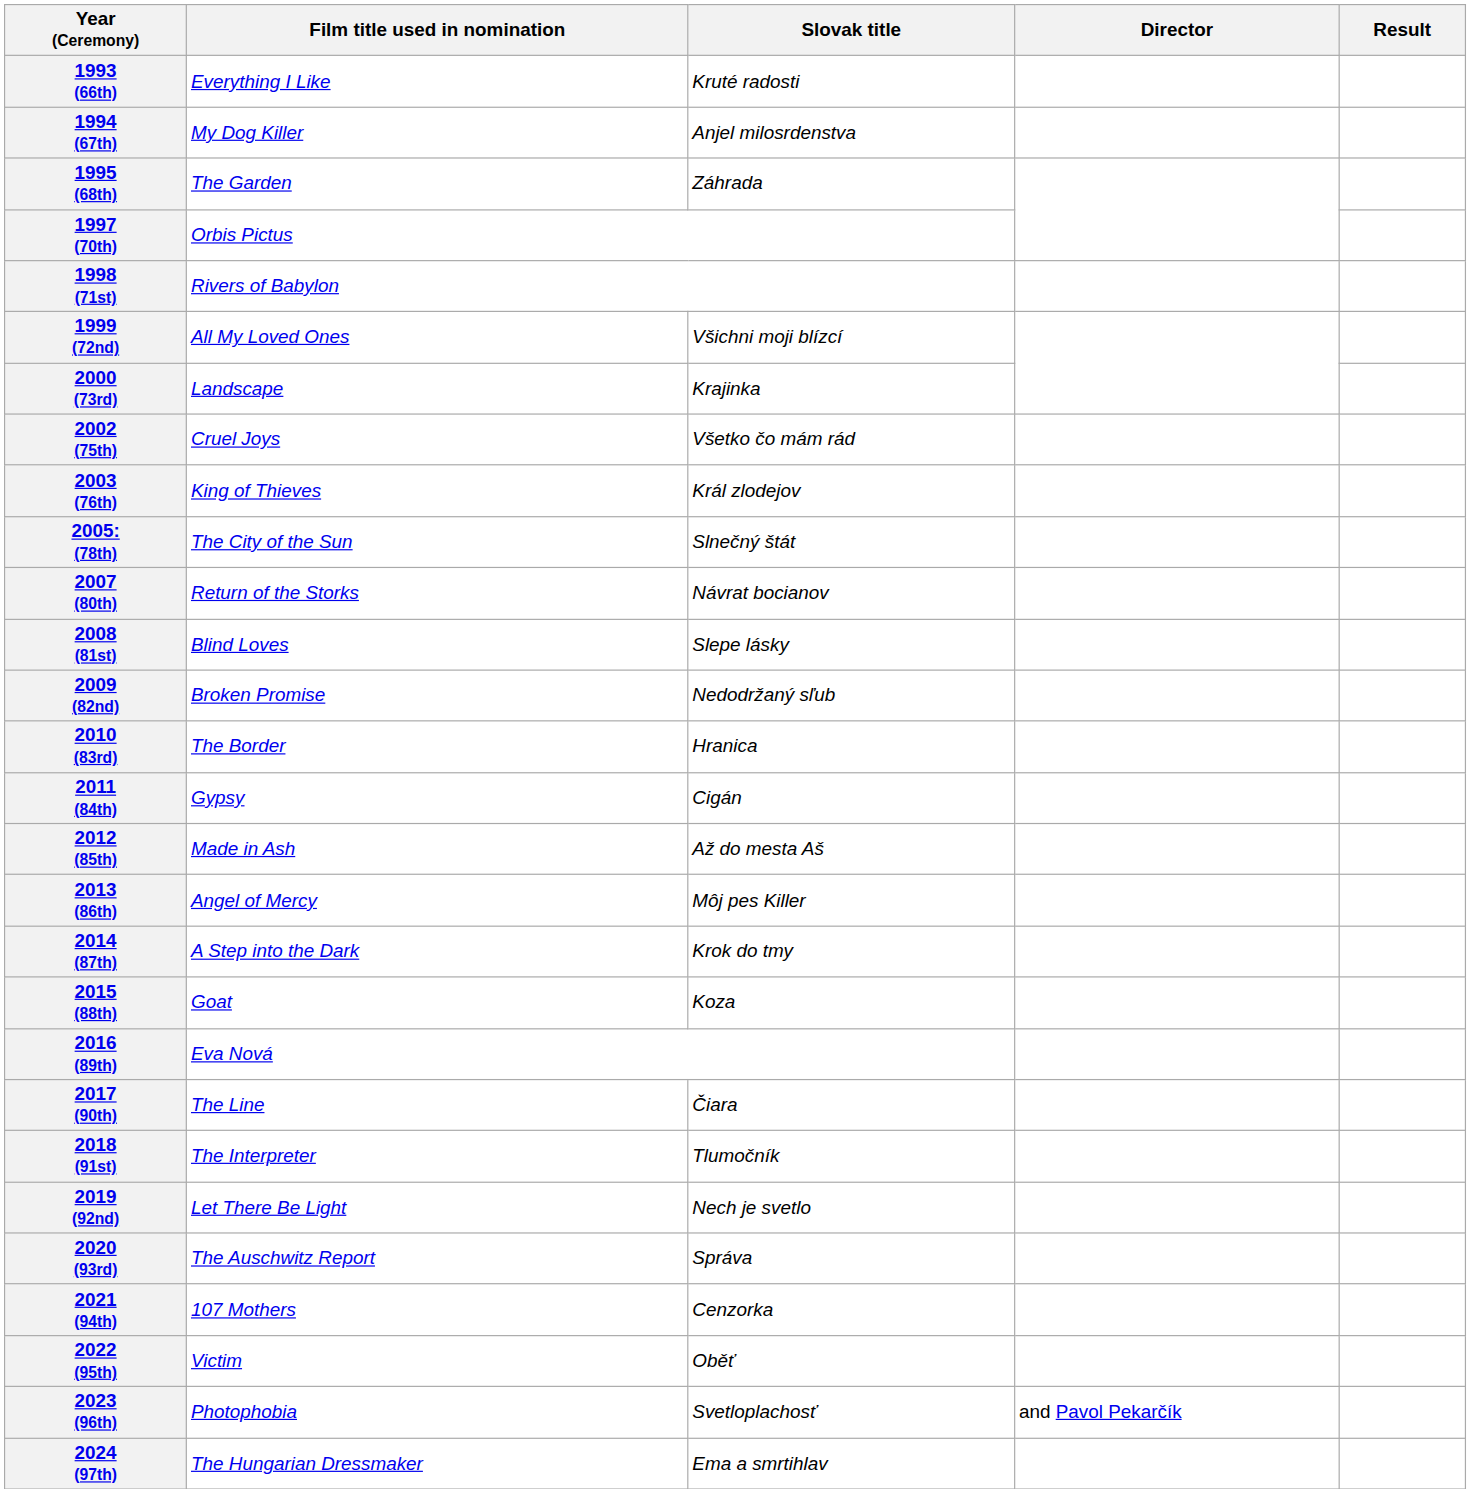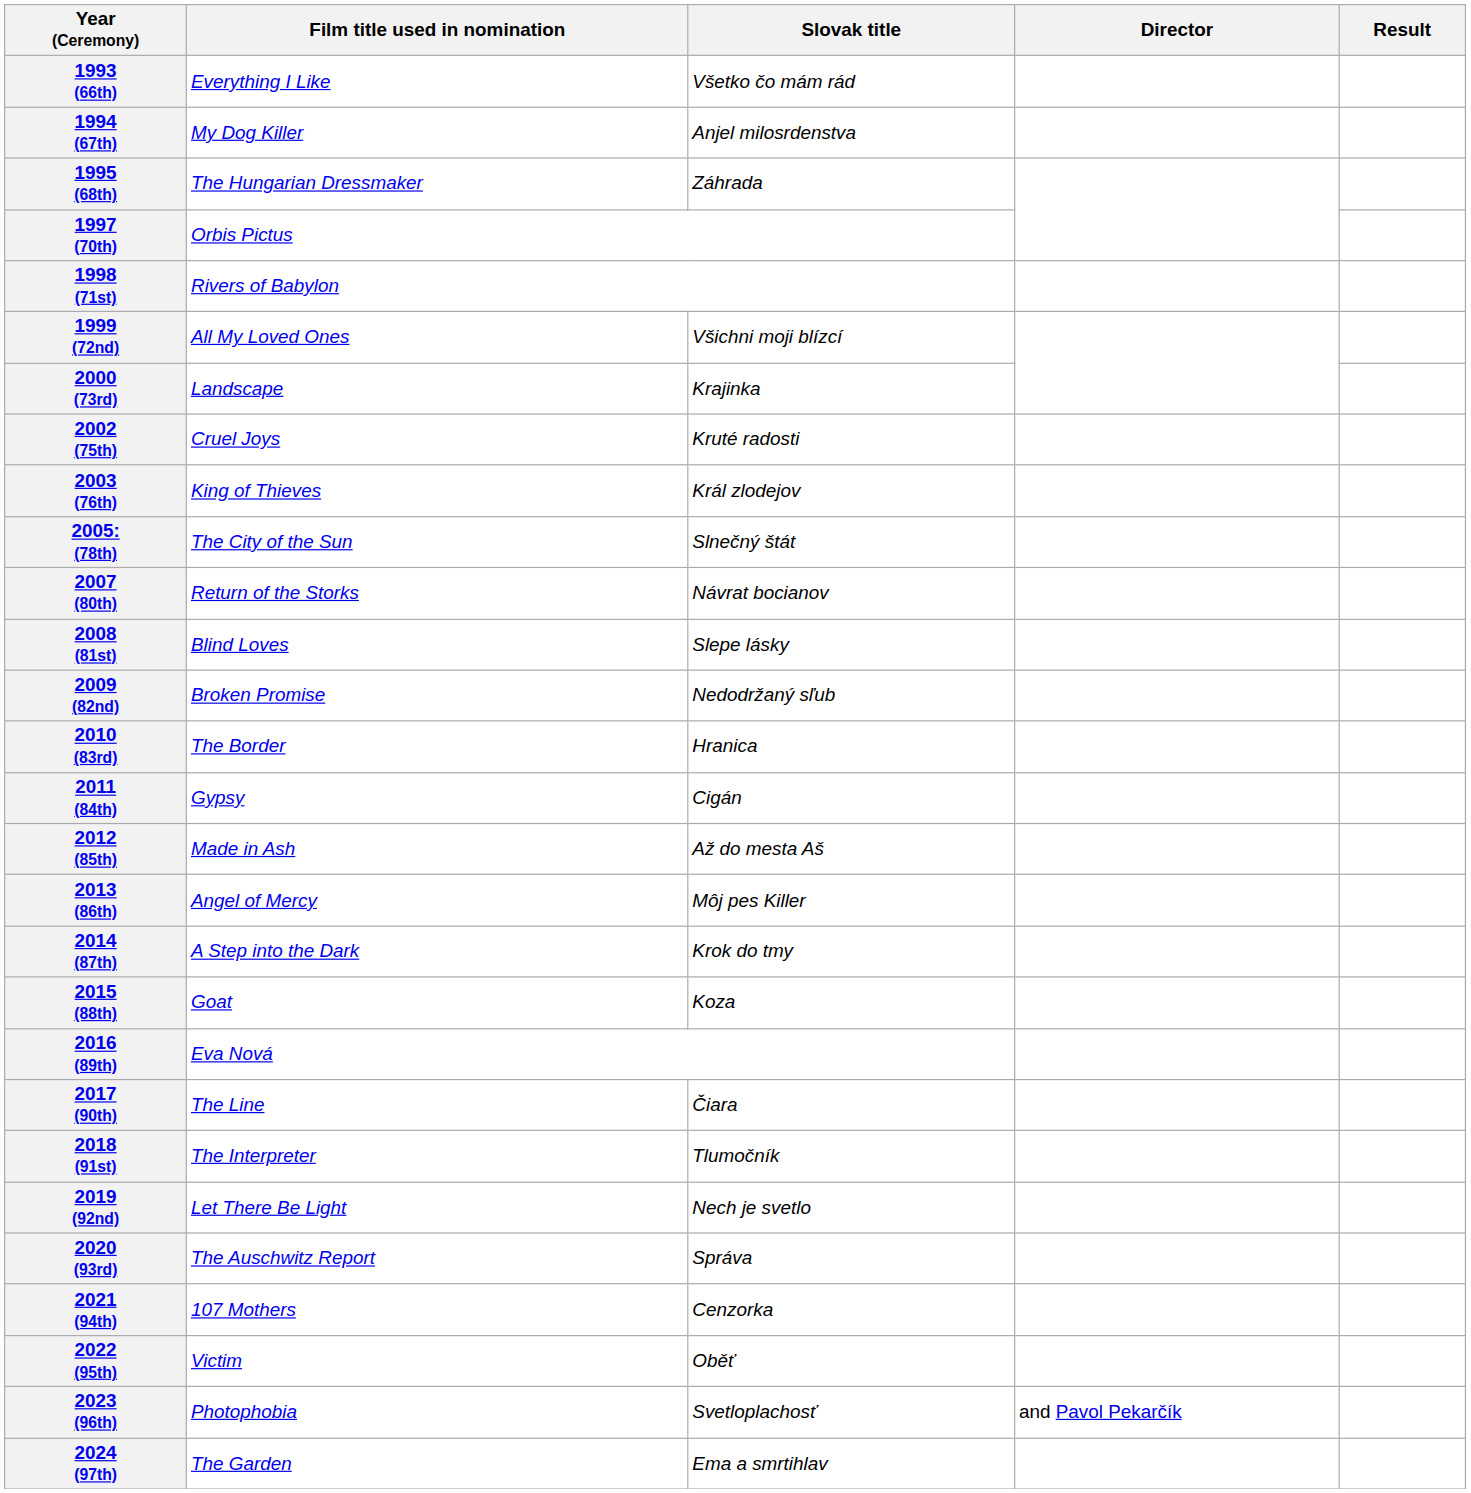(746, 81) Kruté radosti -> (774, 81) Všetko čo mám rád
(241, 183) The Garden -> (307, 183) The Hungarian Dressmaker
(774, 439) Všetko čo mám rád -> (746, 439) Kruté radosti
(307, 1463) The Hungarian Dressmaker -> (241, 1463) The Garden
